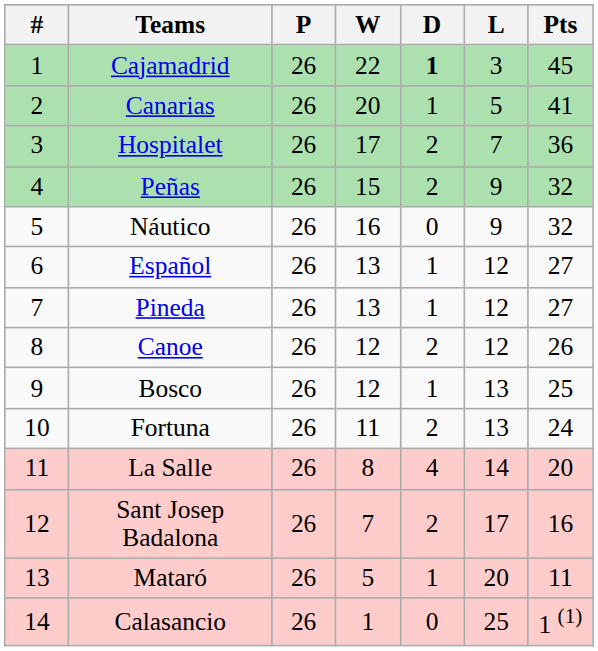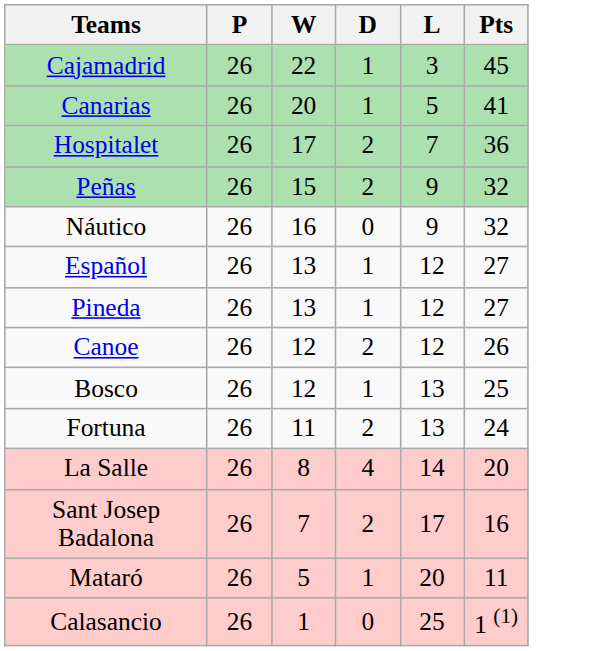- column: (37, 24)
(432, 65) bold -> (368, 65) normal
